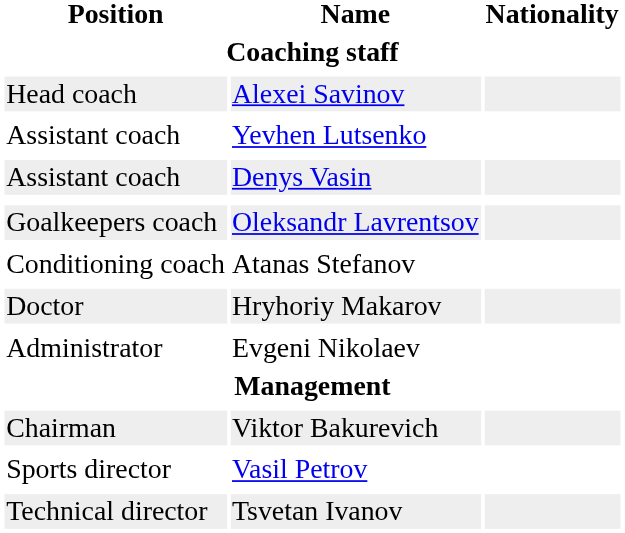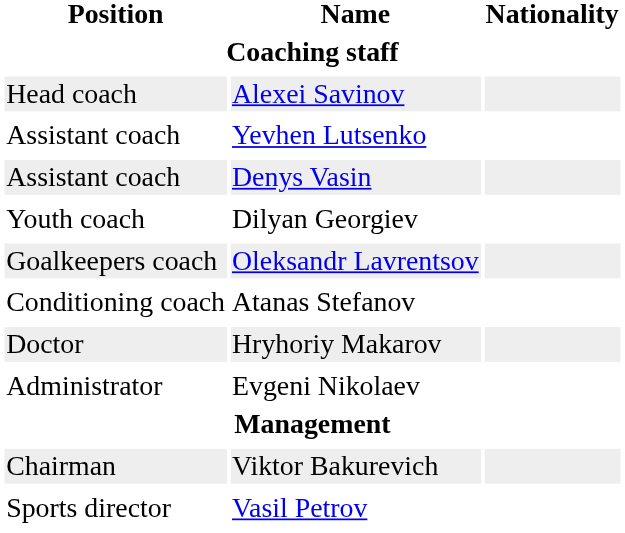+ row: (325, 218)
- row: (317, 511)
